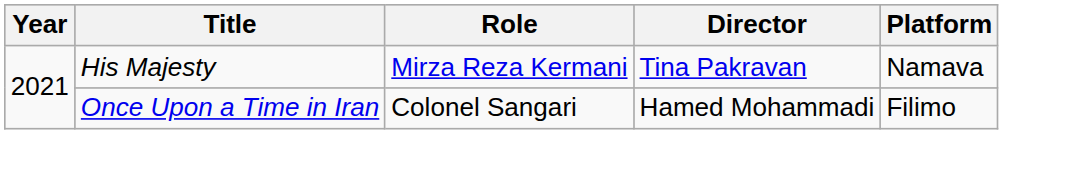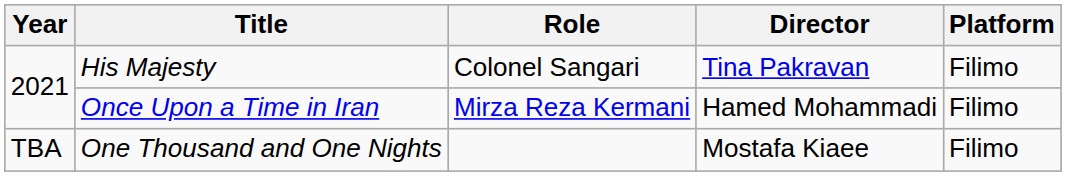(509, 66) Mirza Reza Kermani -> (547, 66) Colonel Sangari
(935, 66) Namava -> (984, 66) Filimo
(484, 107) Colonel Sangari -> (572, 107) Mirza Reza Kermani
+ row: (261, 149)
